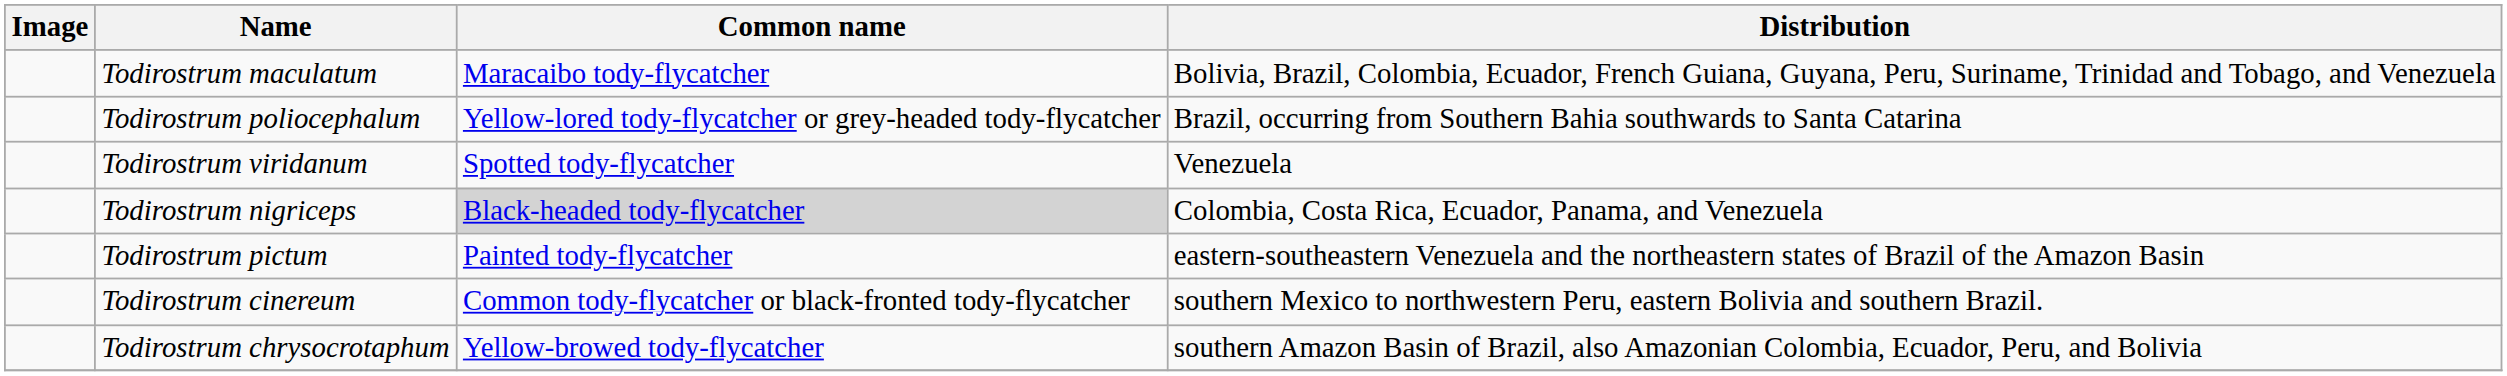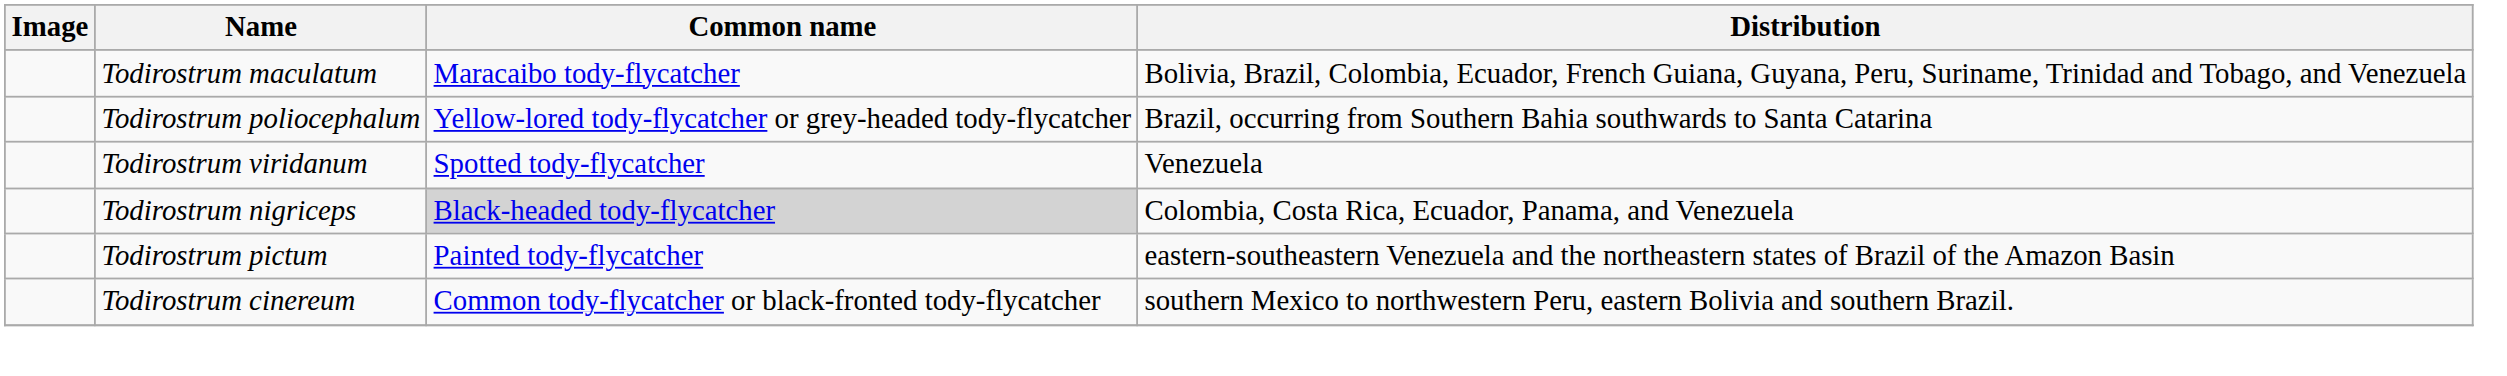- row: (276, 347)
